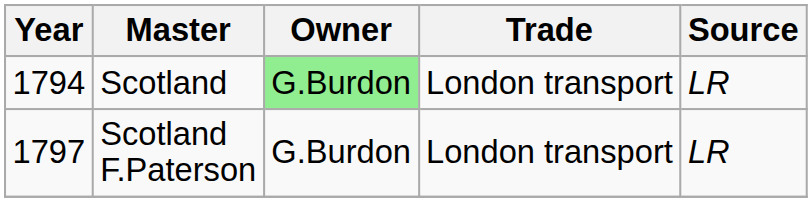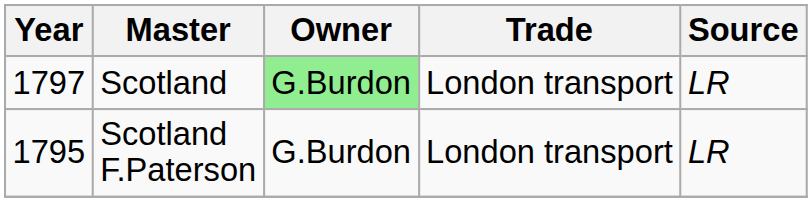(49, 82) 1794 -> (49, 82) 1797
(49, 152) 1797 -> (49, 152) 1795
